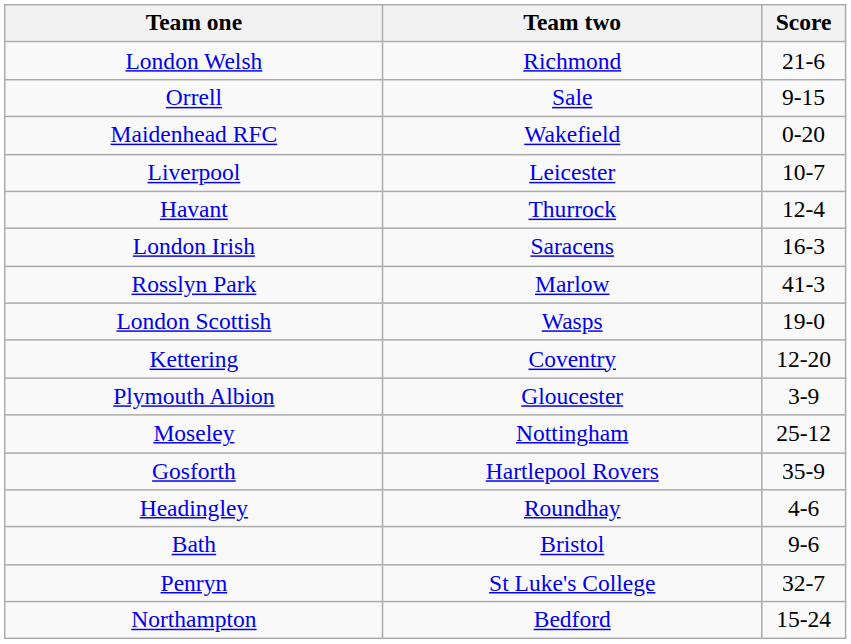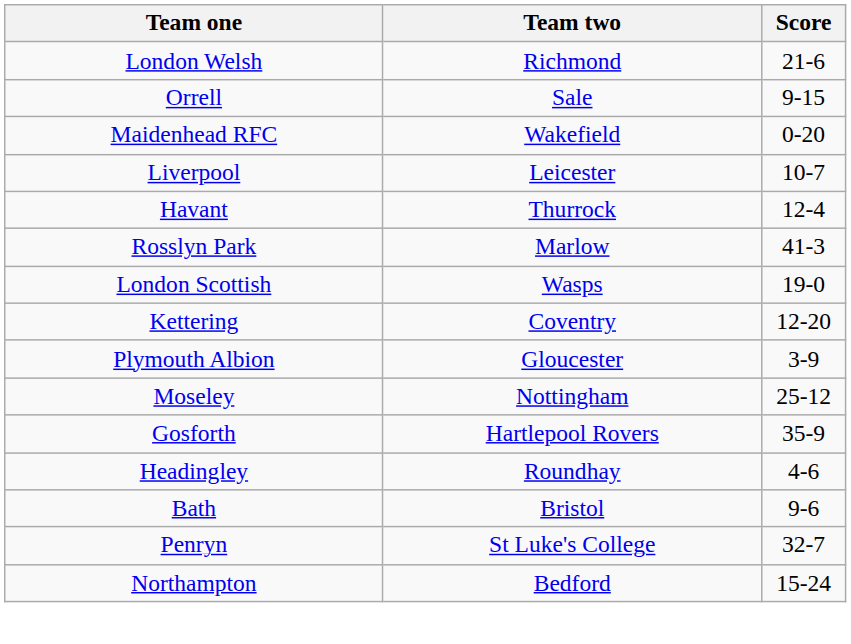- row: (194, 246)
